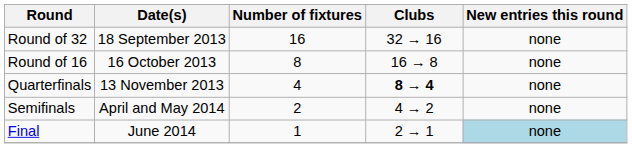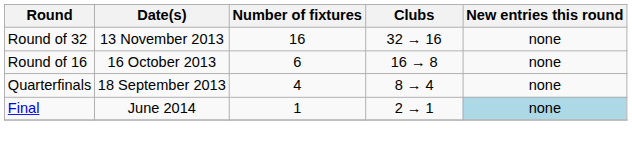(162, 39) 18 September 2013 -> (162, 39) 13 November 2013
(297, 62) 8 -> (297, 62) 6
(162, 85) 13 November 2013 -> (162, 85) 18 September 2013
(414, 85) bold -> (414, 85) normal
- row: (41, 108)
